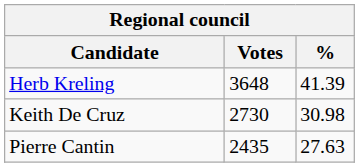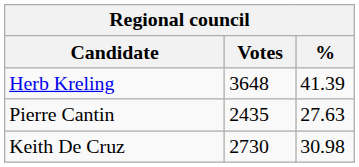rows swapped: (67, 114) <-> (62, 146)
